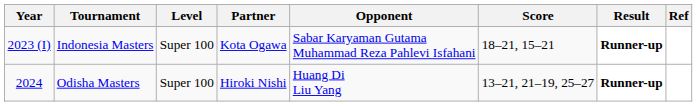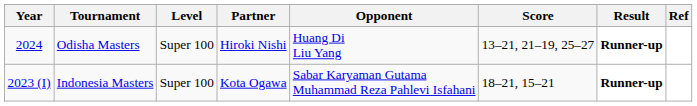rows swapped: (105, 45) <-> (98, 82)
